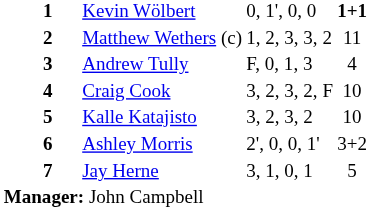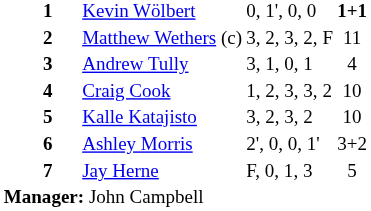(289, 37) 1, 2, 3, 3, 2 -> (290, 37) 3, 2, 3, 2, F
(279, 64) F, 0, 1, 3 -> (280, 64) 3, 1, 0, 1
(290, 90) 3, 2, 3, 2, F -> (289, 90) 1, 2, 3, 3, 2
(280, 170) 3, 1, 0, 1 -> (279, 170) F, 0, 1, 3
